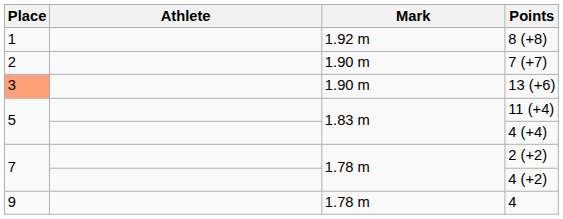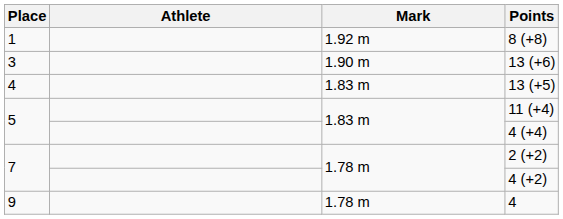- row: (528, 62)
(12, 86) lightsalmon background -> (12, 62) no background
+ row: (532, 86)
